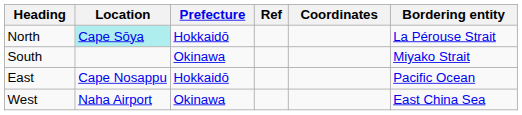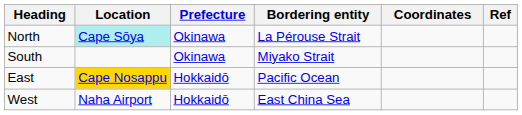columns swapped: (454, 15) <-> (271, 15)
(201, 36) Hokkaidō -> (199, 36) Okinawa
(123, 78) no background -> (123, 78) gold background
(199, 99) Okinawa -> (201, 99) Hokkaidō
